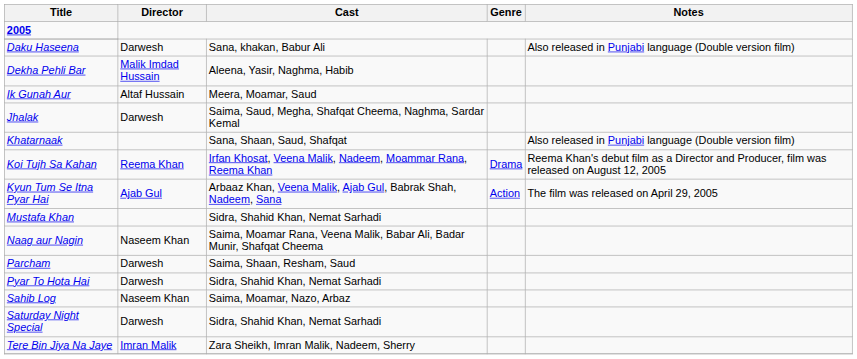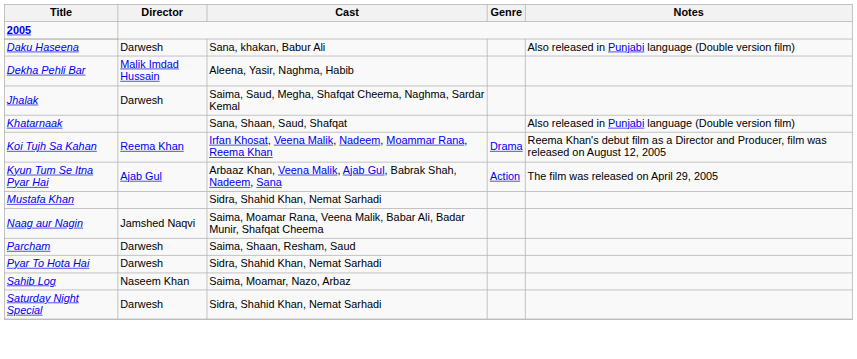- row: (39, 94)
(155, 240) Naseem Khan -> (158, 223) Jamshed Naqvi
- row: (60, 345)
